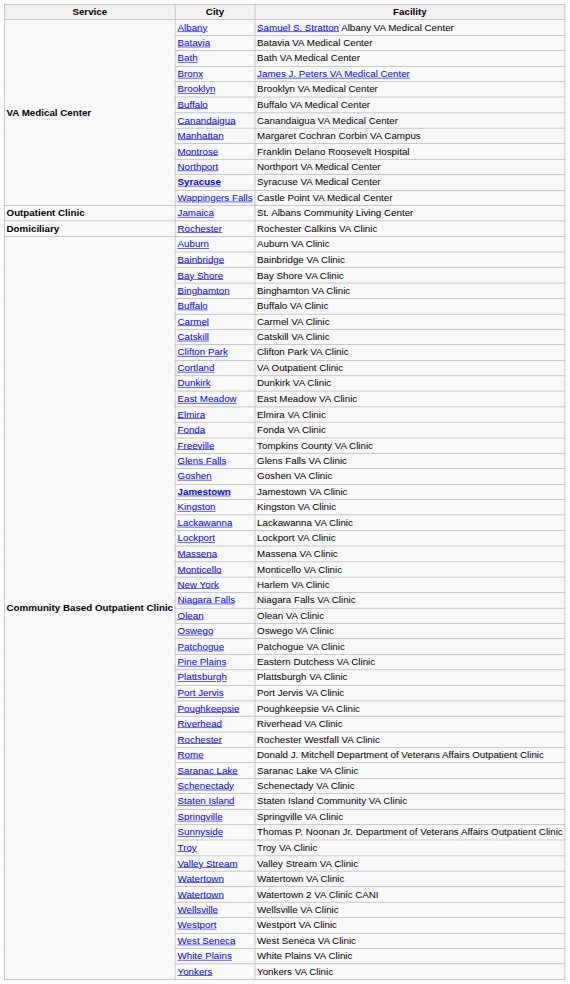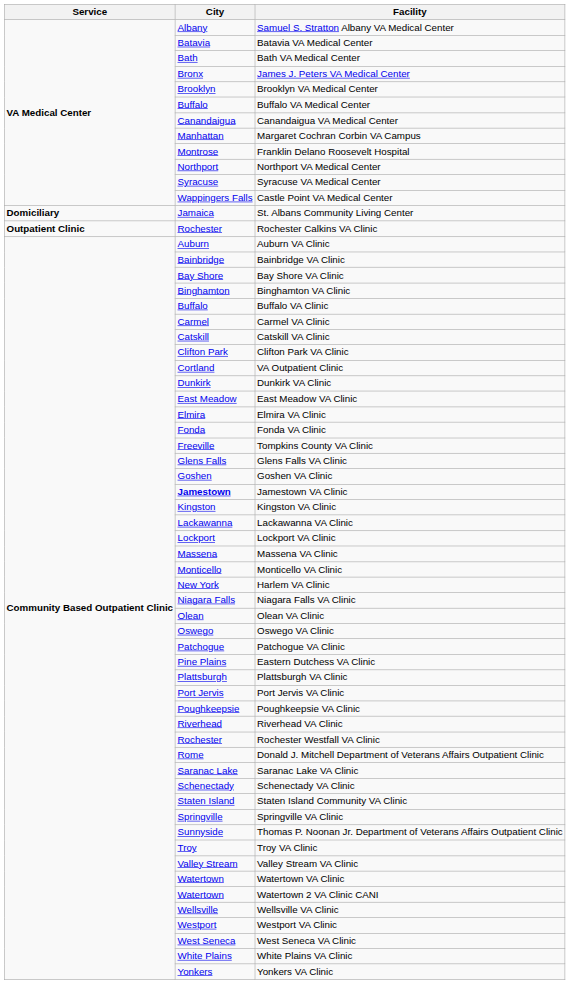(199, 182) bold -> (198, 182) normal
(46, 213) Outpatient Clinic -> (33, 213) Domiciliary
(33, 228) Domiciliary -> (46, 228) Outpatient Clinic
